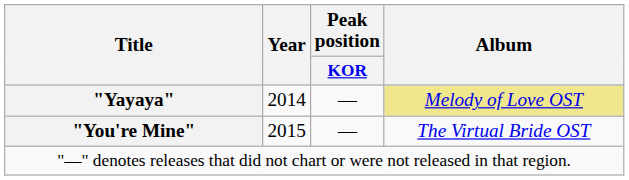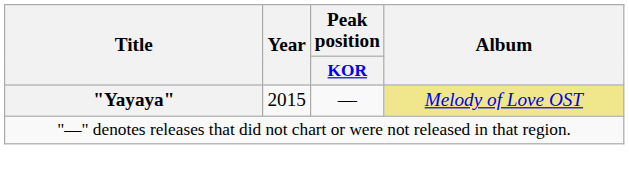(287, 100) 2014 -> (287, 100) 2015
- row: (134, 130)
